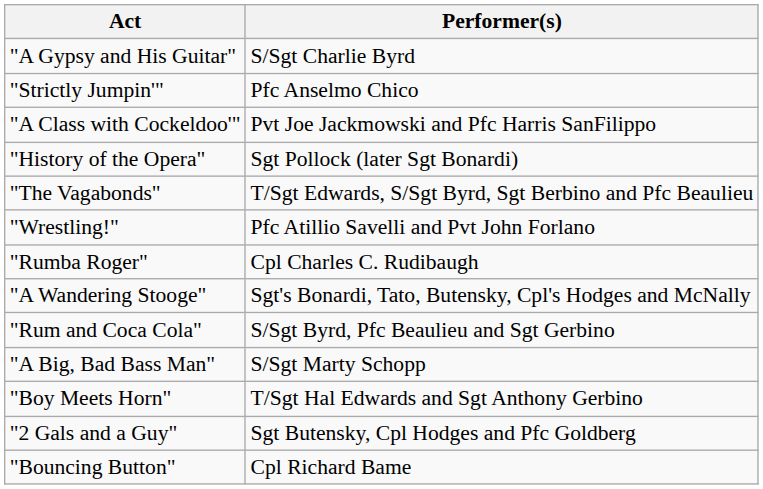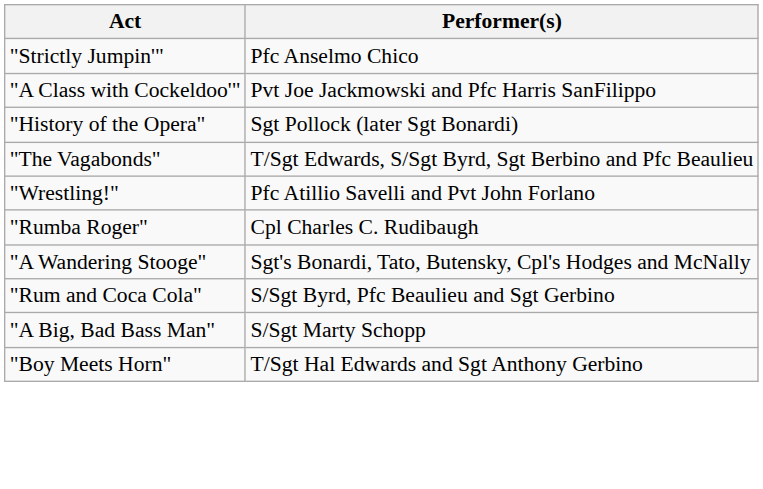- row: (123, 55)
- row: (93, 432)
- row: (93, 466)
